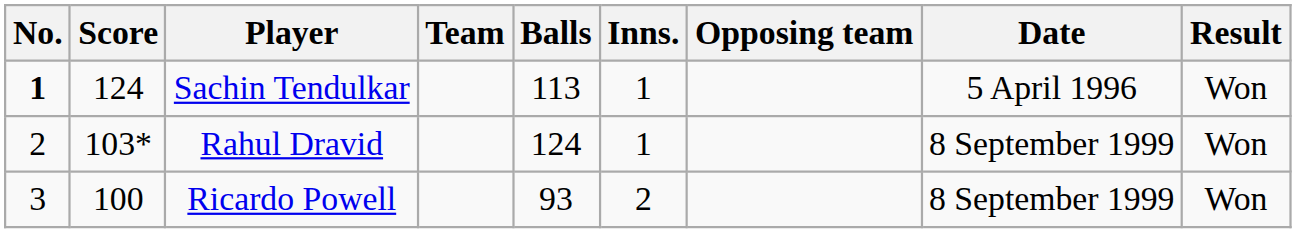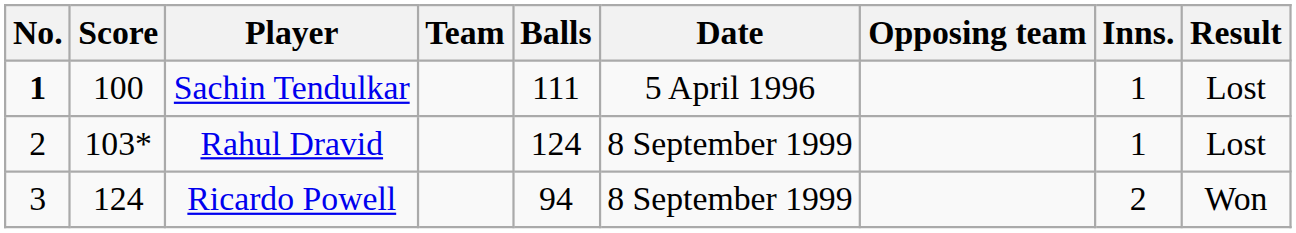columns swapped: (643, 32) <-> (1052, 32)
(118, 88) 124 -> (118, 88) 100
(556, 88) 113 -> (556, 88) 111
(1236, 88) Won -> (1236, 88) Lost
(1236, 143) Won -> (1236, 143) Lost
(118, 199) 100 -> (118, 199) 124
(556, 199) 93 -> (556, 199) 94
